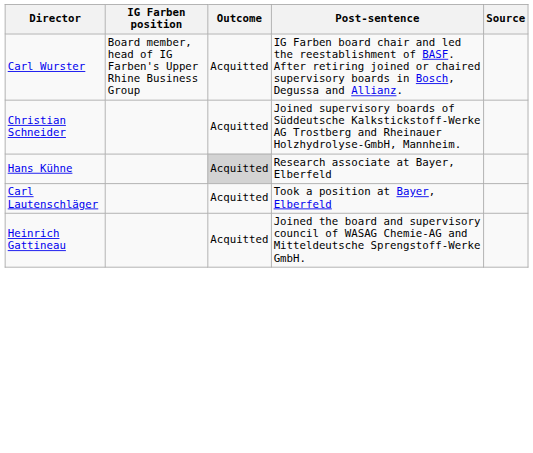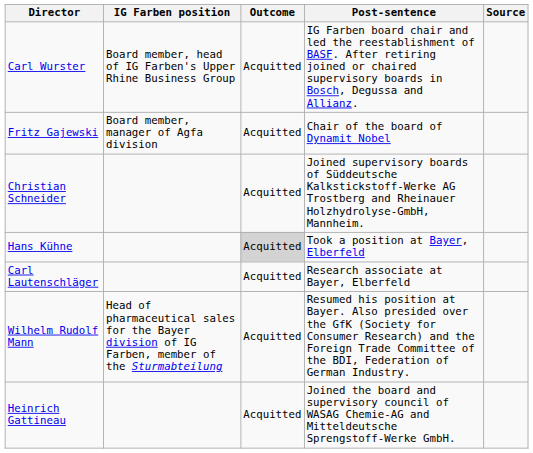+ row: (53, 133)
(364, 169) Research associate at Bayer, Elberfeld -> (387, 247) Took a position at Bayer, Elberfeld
(354, 199) Took a position at Bayer, Elberfeld -> (375, 277) Research associate at Bayer, Elberfeld
+ row: (53, 337)
